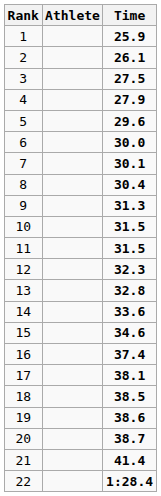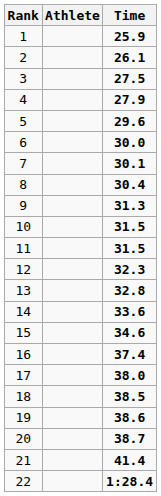(130, 375) 38.1 -> (130, 375) 38.0
